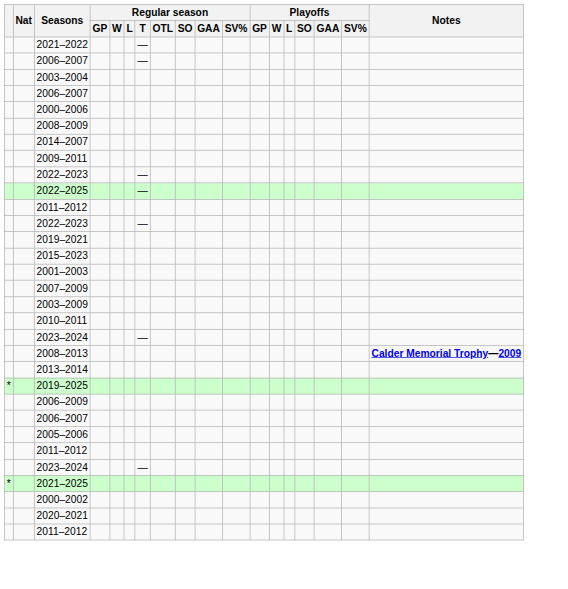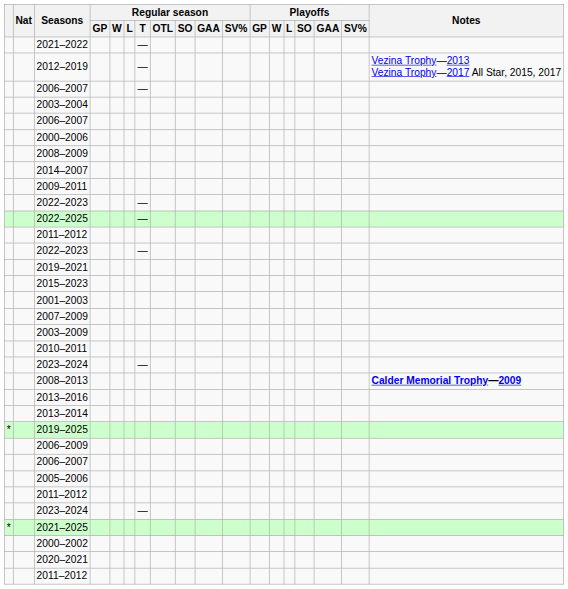+ row: (9, 67)
+ row: (9, 397)
